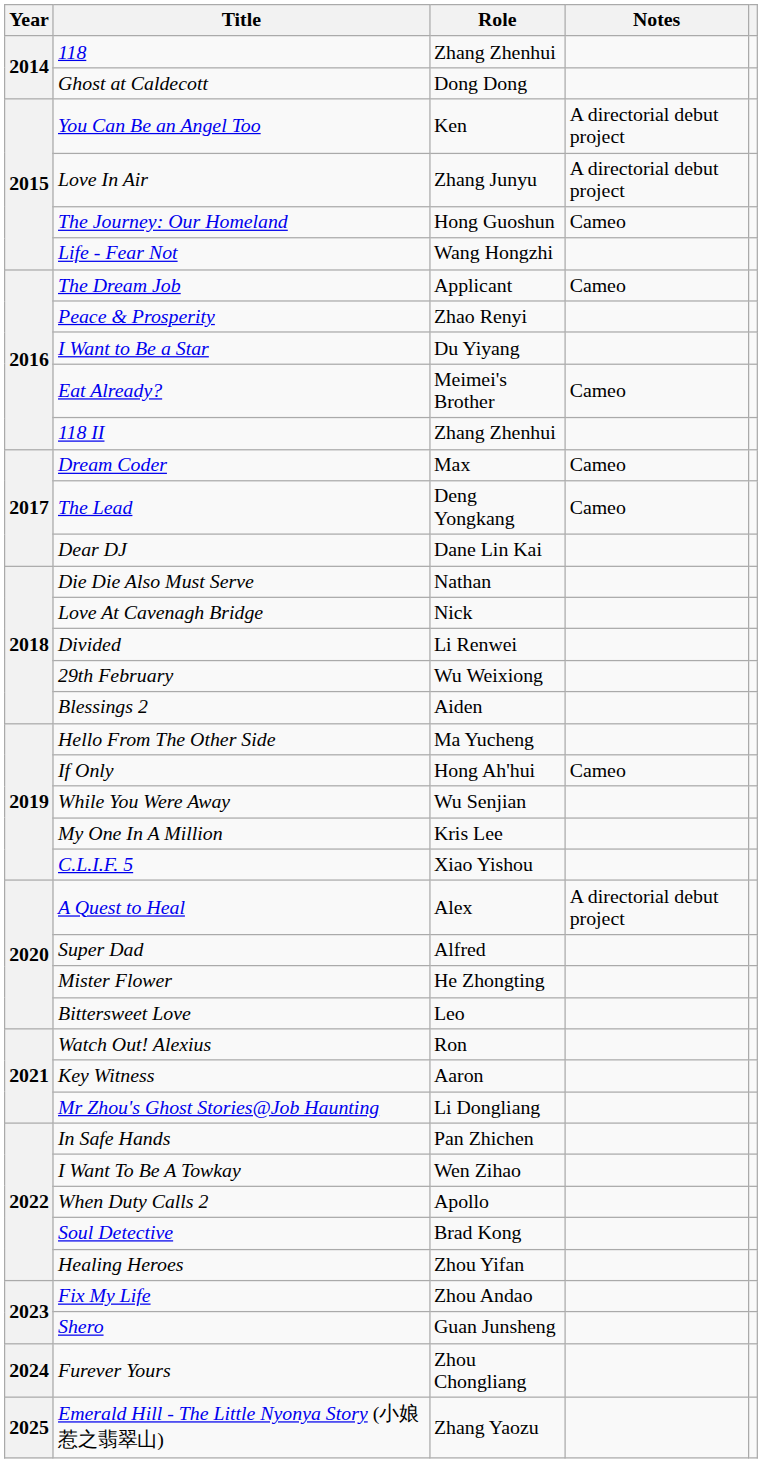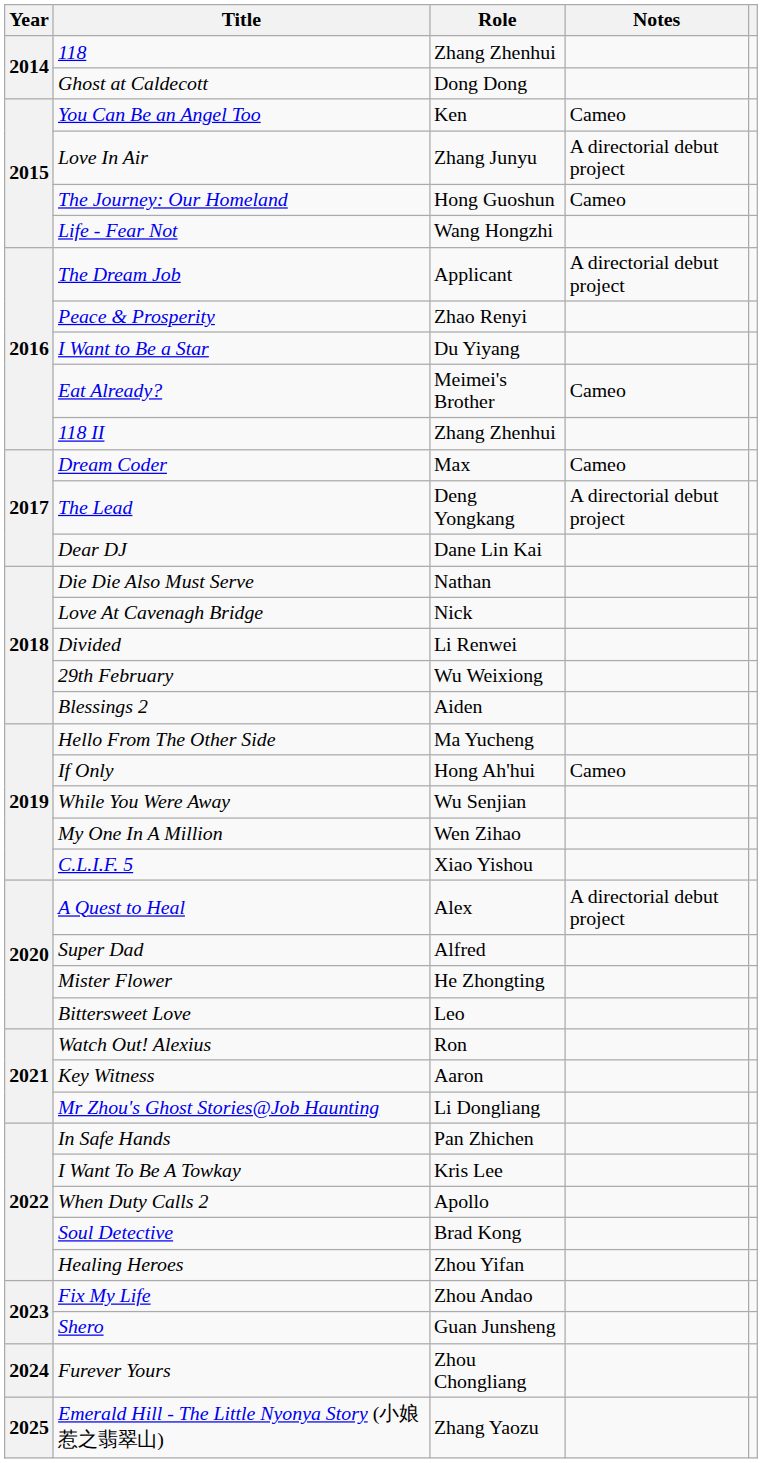(644, 125) A directorial debut project -> (598, 114) Cameo
(598, 285) Cameo -> (644, 273) A directorial debut project
(598, 507) Cameo -> (644, 507) A directorial debut project
(468, 833) Kris Lee -> (477, 833) Wen Zihao
(477, 1170) Wen Zihao -> (468, 1170) Kris Lee
